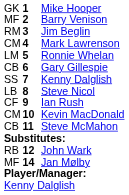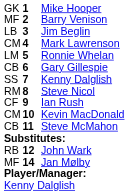(12, 32) RM -> (11, 32) LB
(11, 91) LB -> (12, 91) RM
